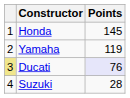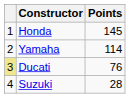(113, 49) 119 -> (113, 49) 114
(116, 67) lavender background -> (116, 67) no background
